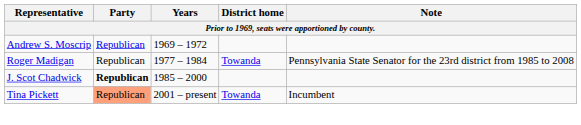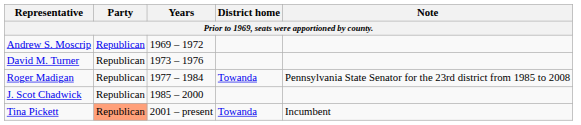+ row: (43, 61)
(122, 78) bold -> (120, 95) normal
